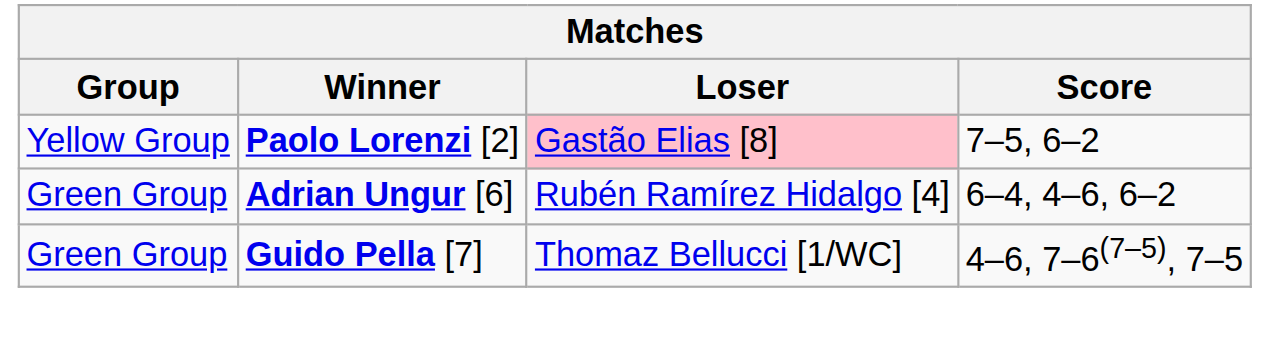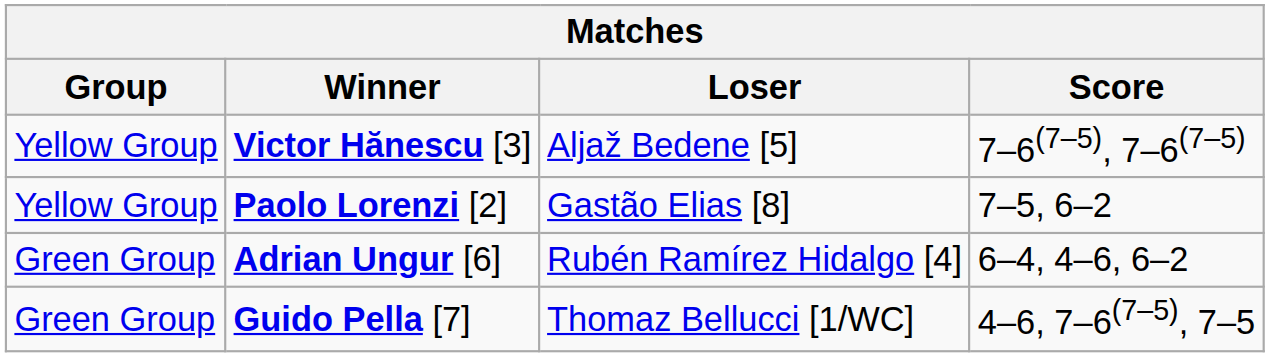+ row: (382, 145)
(656, 140) pink background -> (669, 204) no background
